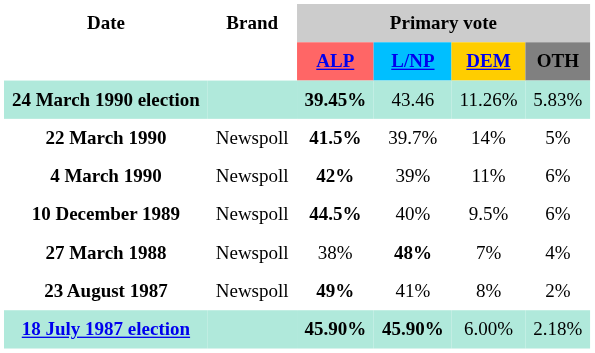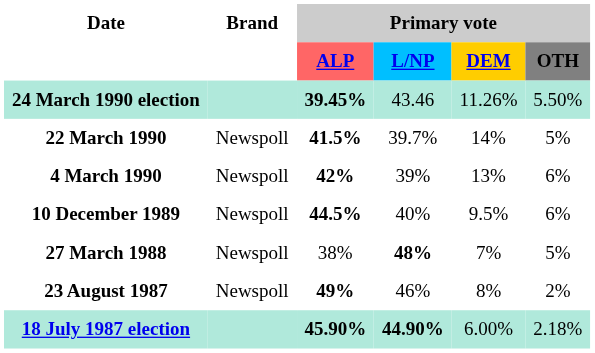(558, 99) 5.83% -> (558, 99) 5.50%
(489, 176) 11% -> (489, 176) 13%
(558, 252) 4% -> (558, 252) 5%
(413, 290) 41% -> (413, 290) 46%
(413, 329) 45.90% -> (413, 329) 44.90%
